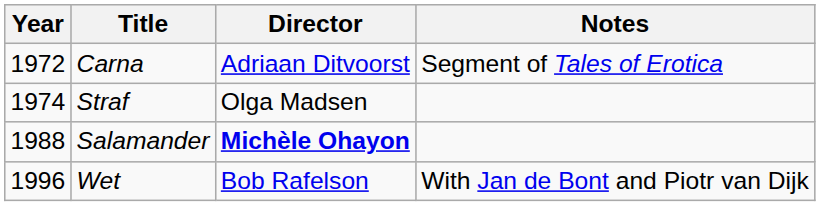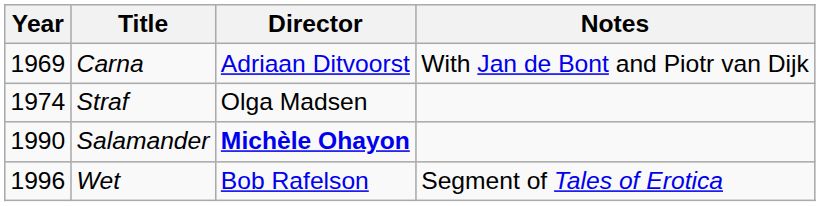(38, 63) 1972 -> (38, 63) 1969
(572, 63) Segment of Tales of Erotica -> (615, 63) With Jan de Bont and Piotr van Dijk
(38, 141) 1988 -> (38, 141) 1990
(615, 180) With Jan de Bont and Piotr van Dijk -> (572, 180) Segment of Tales of Erotica
